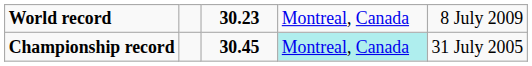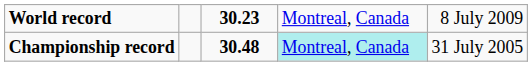(239, 46) 30.45 -> (239, 46) 30.48
